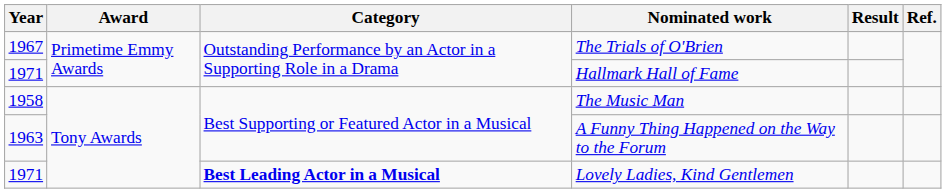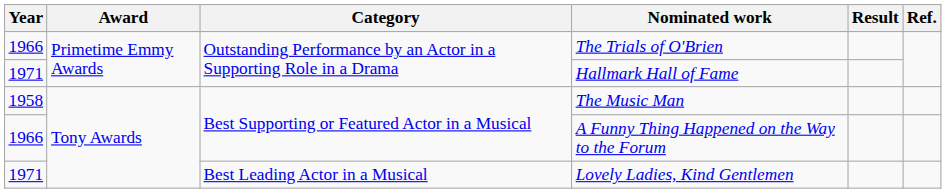(26, 45) 1967 -> (26, 45) 1966
(26, 137) 1963 -> (26, 137) 1966
(322, 174) bold -> (316, 174) normal
